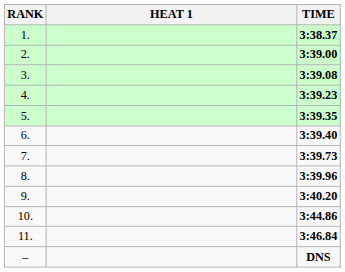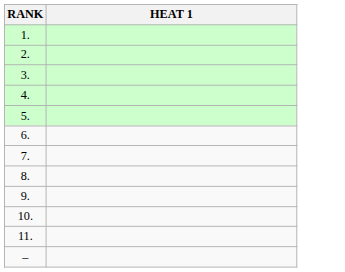- column: (318, 14)
